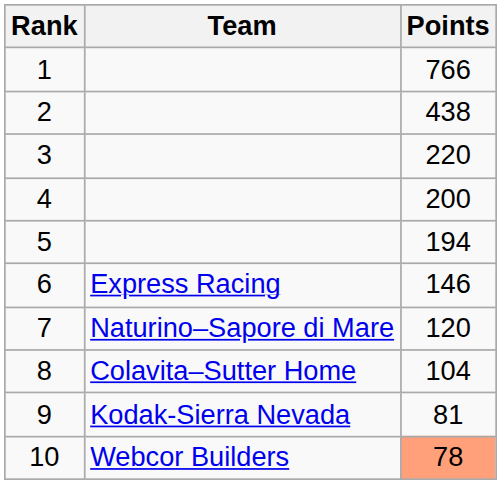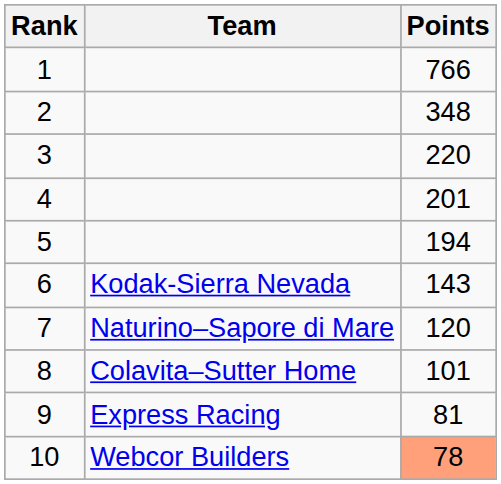(448, 112) 438 -> (448, 112) 348
(448, 198) 200 -> (448, 198) 201
(185, 284) Express Racing -> (220, 284) Kodak-Sierra Nevada
(448, 284) 146 -> (448, 284) 143
(448, 371) 104 -> (448, 371) 101
(220, 414) Kodak-Sierra Nevada -> (185, 414) Express Racing
